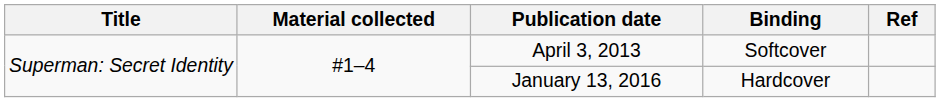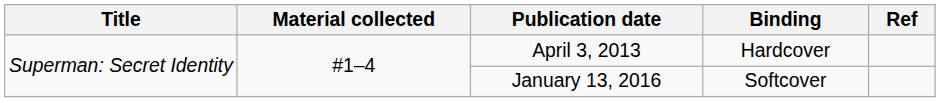(785, 50) Softcover -> (785, 50) Hardcover
(785, 81) Hardcover -> (785, 81) Softcover
